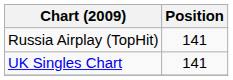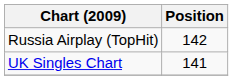(195, 39) 141 -> (195, 39) 142
